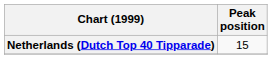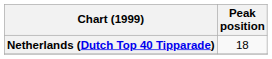(242, 44) 15 -> (242, 44) 18
